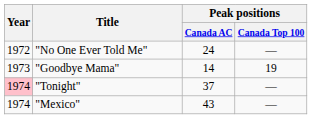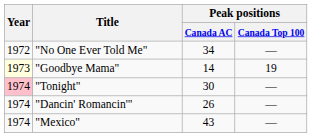(209, 50) 24 -> (209, 50) 34
(19, 68) no background -> (19, 68) lightyellow background
(209, 86) 37 -> (209, 86) 30
+ row: (84, 104)
